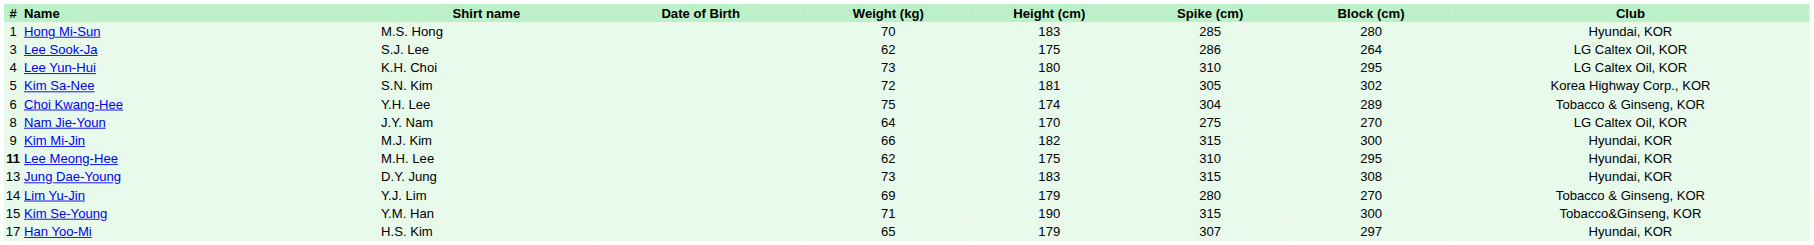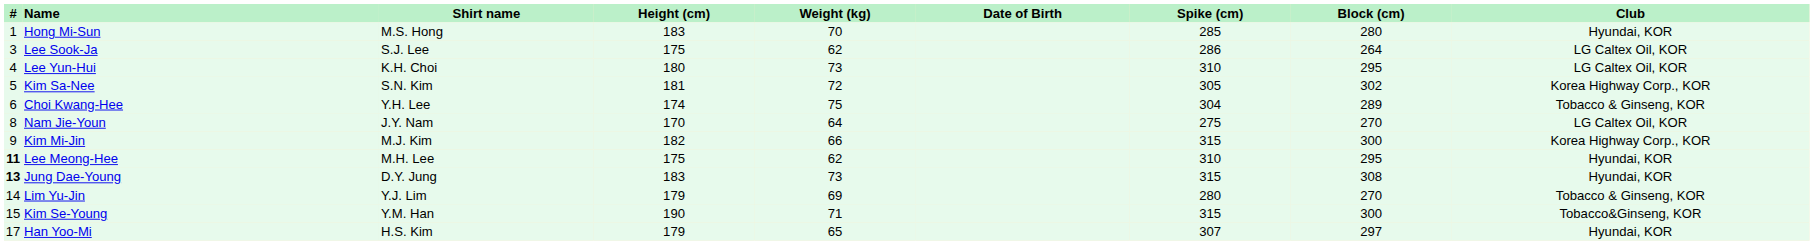columns swapped: (701, 13) <-> (1049, 13)
(1630, 140) Hyundai, KOR -> (1630, 140) Korea Highway Corp., KOR
(13, 177) normal -> (13, 177) bold
